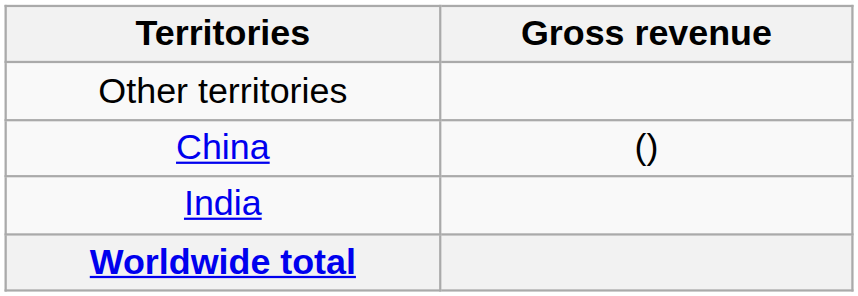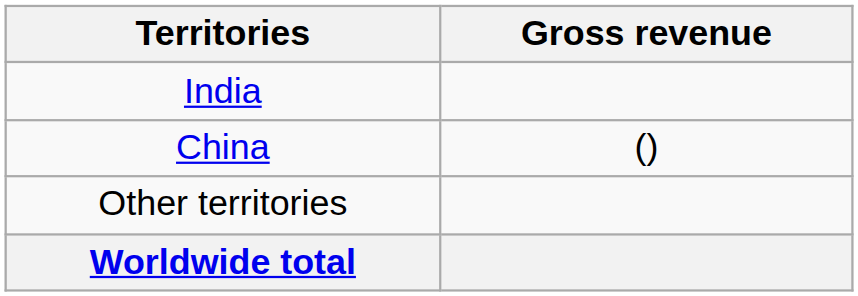rows swapped: (223, 204) <-> (223, 90)
